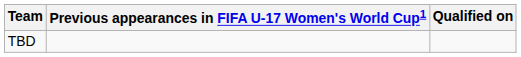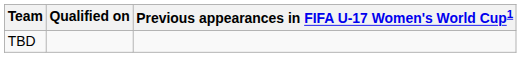columns swapped: (473, 17) <-> (238, 17)
